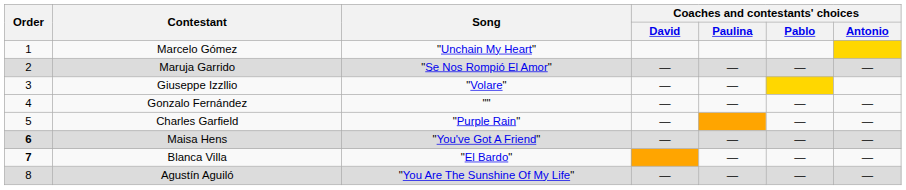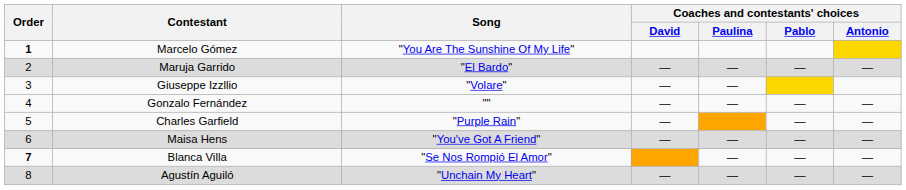(28, 49) normal -> (28, 49) bold
(486, 49) "Unchain My Heart" -> (486, 49) "You Are The Sunshine Of My Life"
(486, 67) "Se Nos Rompió El Amor" -> (486, 67) "El Bardo"
(28, 139) bold -> (28, 139) normal
(486, 157) "El Bardo" -> (486, 157) "Se Nos Rompió El Amor"
(486, 175) "You Are The Sunshine Of My Life" -> (486, 175) "Unchain My Heart"
